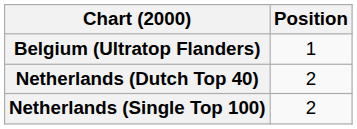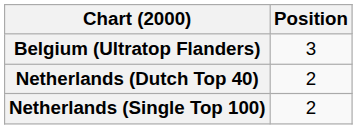(311, 49) 1 -> (311, 49) 3
